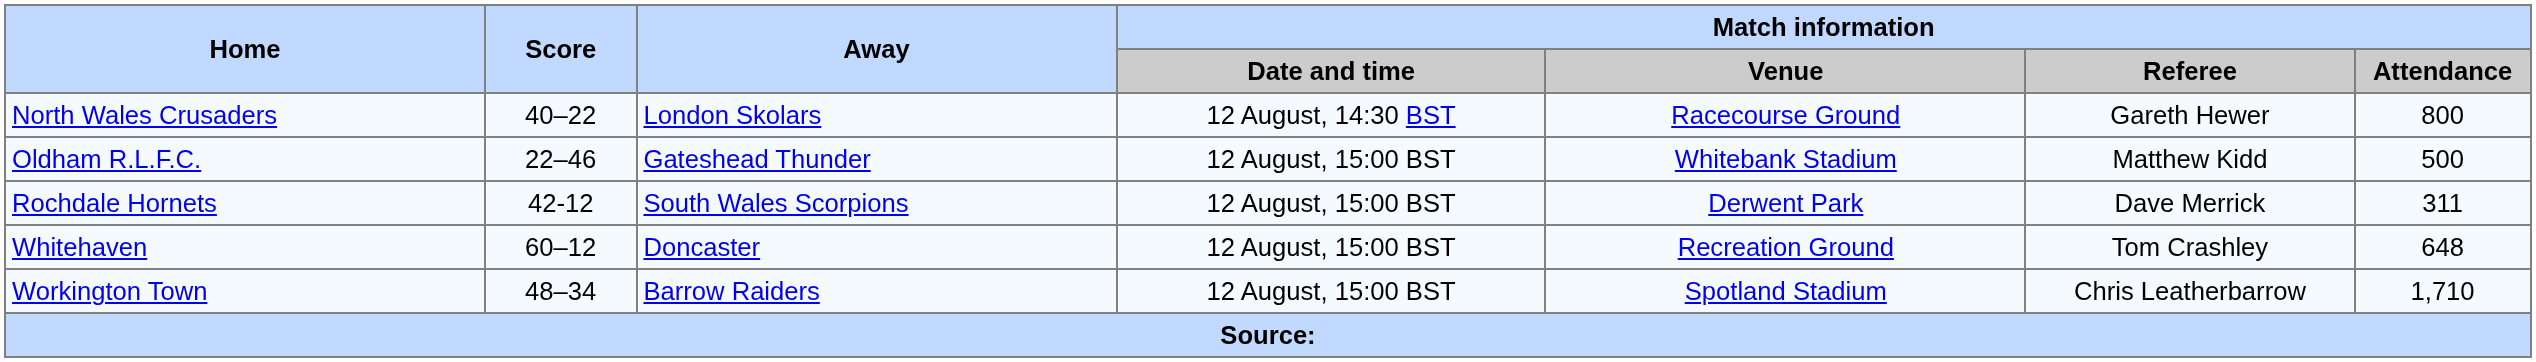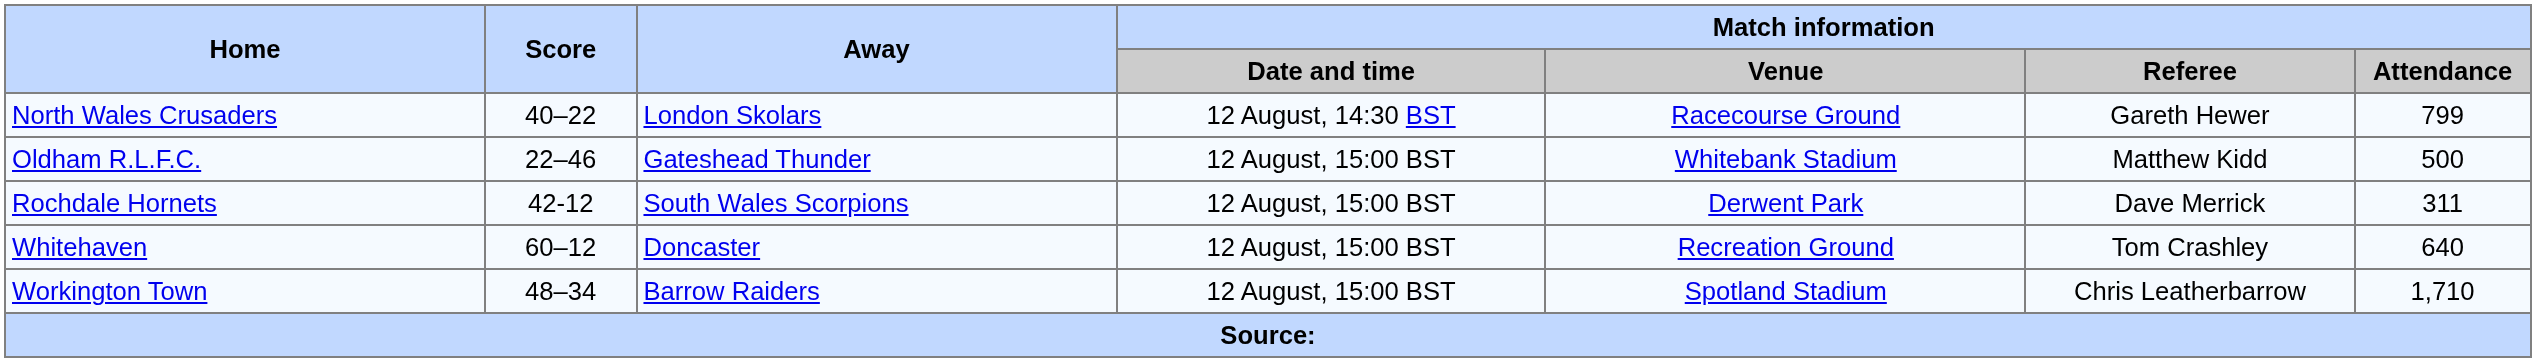(2443, 115) 800 -> (2443, 115) 799
(2443, 247) 648 -> (2443, 247) 640
